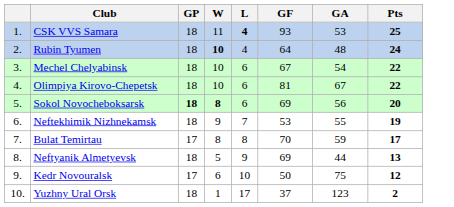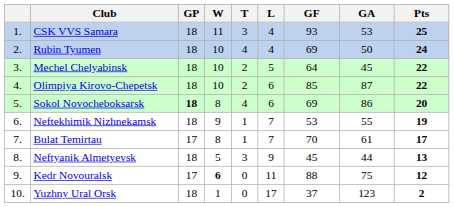+ column: (244, 13)
(244, 31) bold -> (271, 31) normal
(218, 49) bold -> (218, 49) normal
(285, 49) 64 -> (312, 49) 69
(340, 49) 48 -> (367, 49) 50
(244, 67) 6 -> (271, 67) 5
(285, 67) 67 -> (312, 67) 64
(340, 67) 54 -> (367, 67) 45
(285, 85) 81 -> (312, 85) 85
(340, 85) 67 -> (367, 85) 87
(218, 103) bold -> (218, 103) normal
(340, 103) 56 -> (367, 103) 86
(244, 139) 8 -> (271, 139) 7
(340, 139) 59 -> (367, 139) 61
(285, 157) 69 -> (312, 157) 45
(218, 175) normal -> (218, 175) bold
(244, 175) 10 -> (271, 175) 11
(285, 175) 50 -> (312, 175) 88
